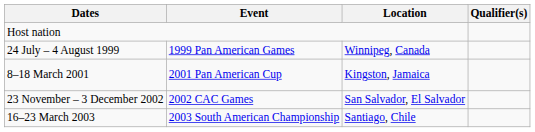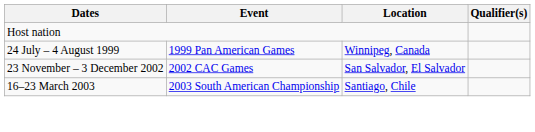- row: (48, 74)
